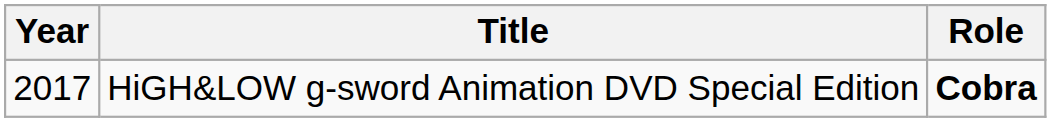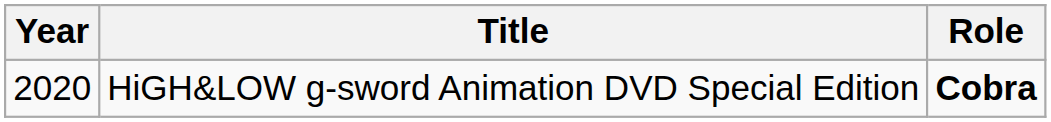(52, 87) 2017 -> (52, 87) 2020
